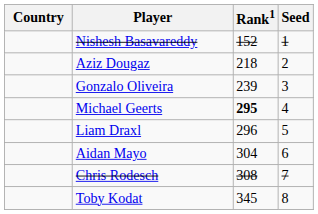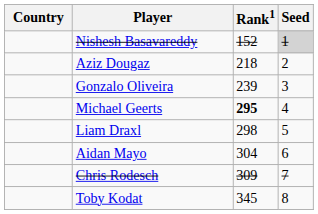(285, 41) no background -> (285, 41) lightgrey background
(247, 131) 296 -> (247, 131) 298
(247, 175) 308 -> (247, 175) 309
